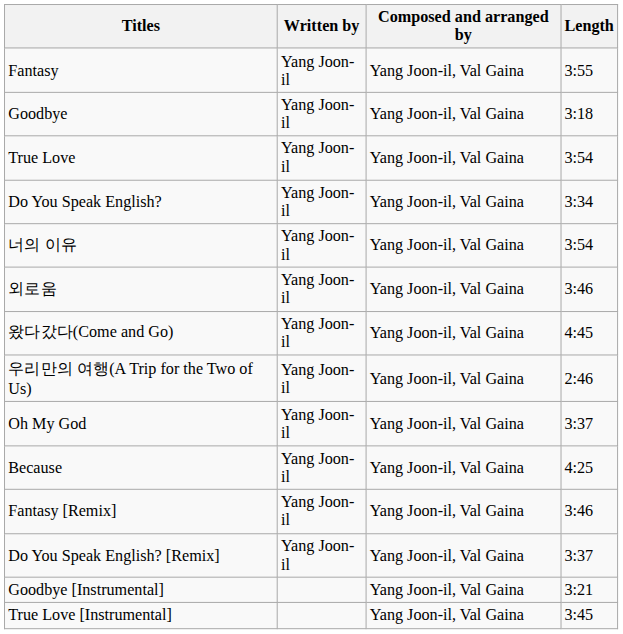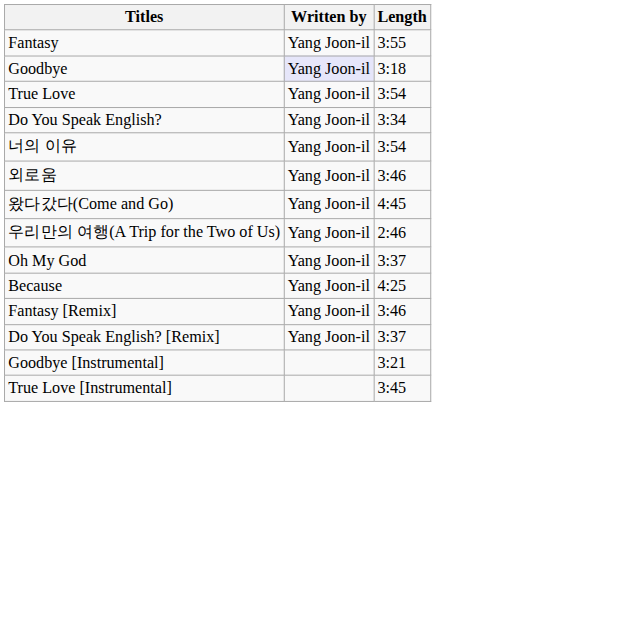- column: (463, 26)
(318, 114) no background -> (329, 68) lavender background
